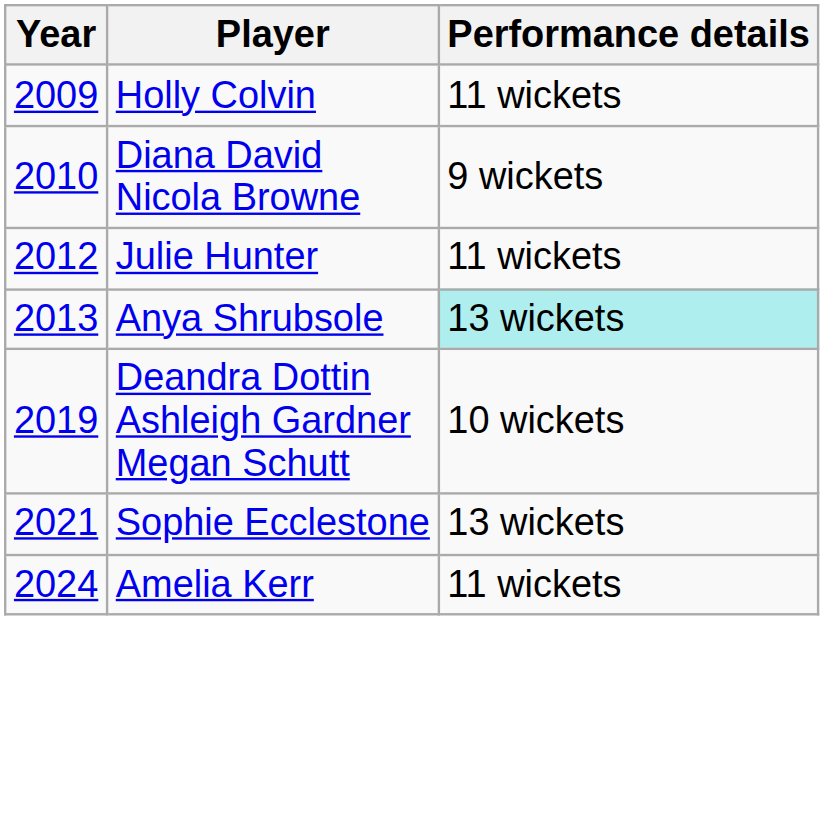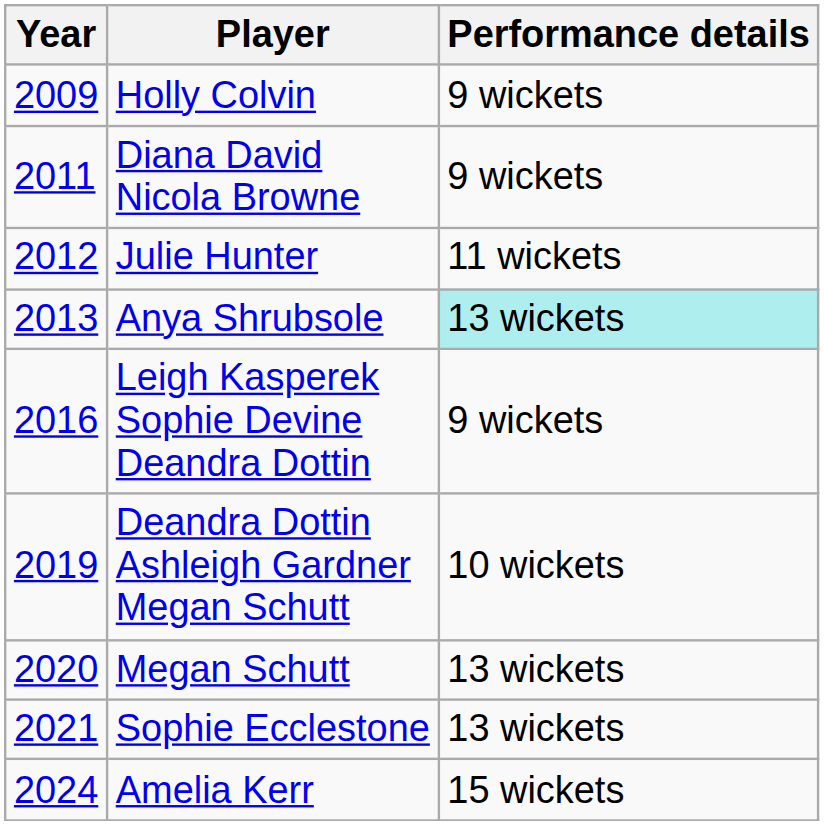(534, 94) 11 wickets -> (525, 94) 9 wickets
(56, 176) 2010 -> (55, 176) 2011
+ row: (248, 420)
+ row: (233, 668)
(534, 583) 11 wickets -> (536, 789) 15 wickets
